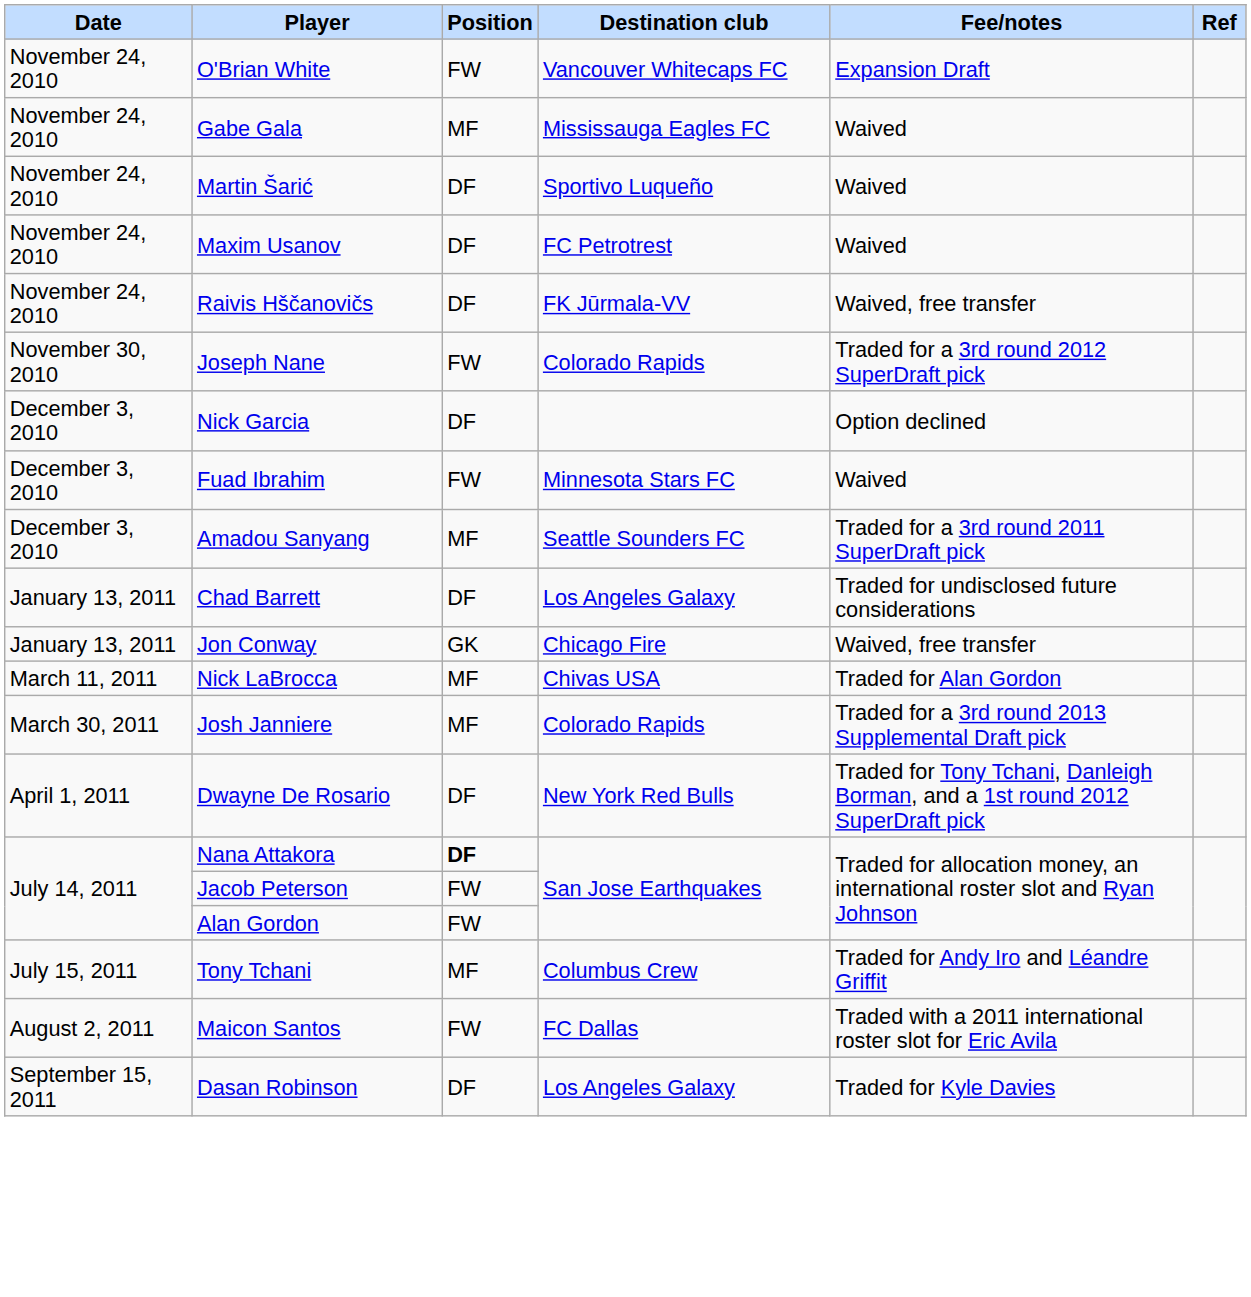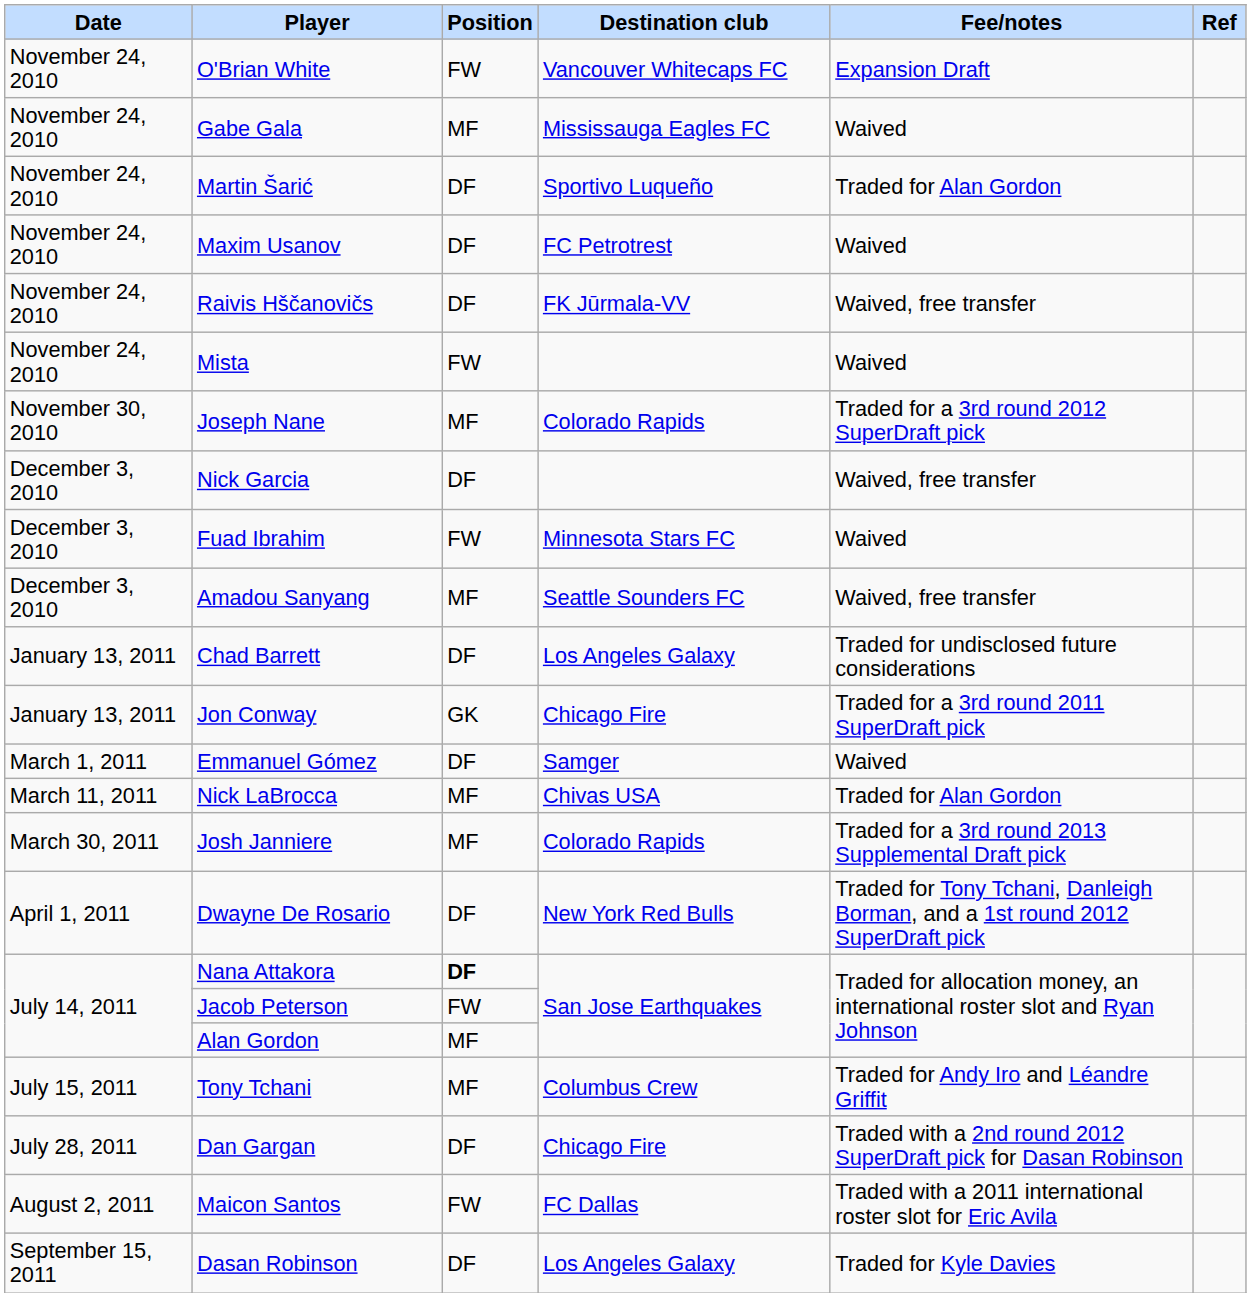(871, 186) Waived -> (948, 186) Traded for Alan Gordon
+ row: (223, 362)
(464, 362) FW -> (463, 421) MF
(911, 421) Option declined -> (936, 480) Waived, free transfer
(970, 538) Traded for a 3rd round 2011 SuperDraft pick -> (936, 597) Waived, free transfer
(936, 644) Waived, free transfer -> (970, 715) Traded for a 3rd round 2011 SuperDraft pick
+ row: (287, 761)
(464, 923) FW -> (463, 1041) MF
+ row: (256, 1146)
